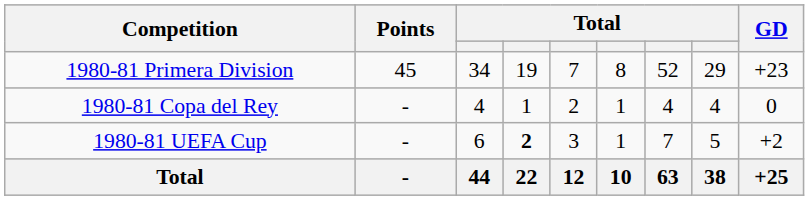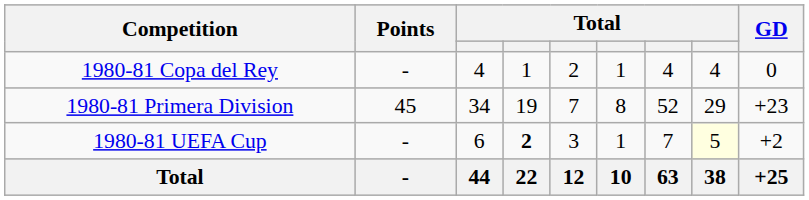rows swapped: (180, 69) <-> (180, 105)
(715, 140) no background -> (715, 140) lightyellow background
